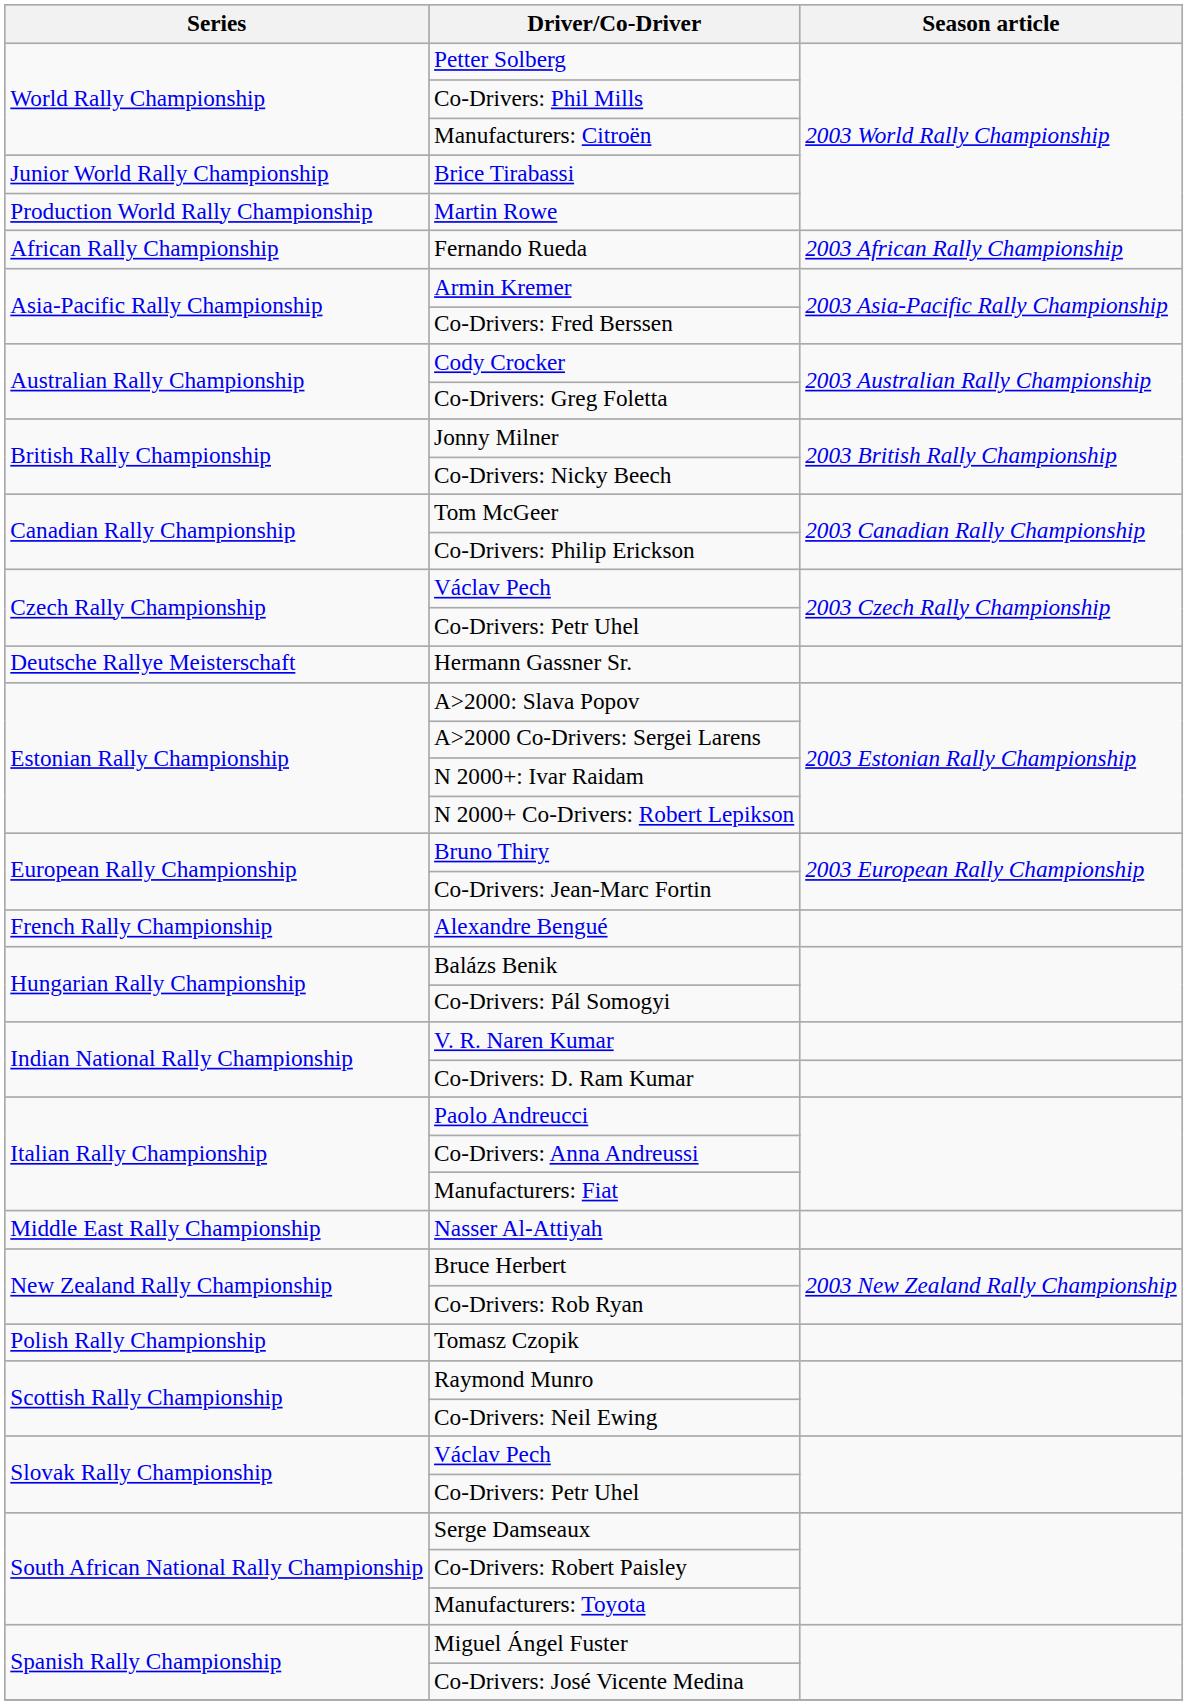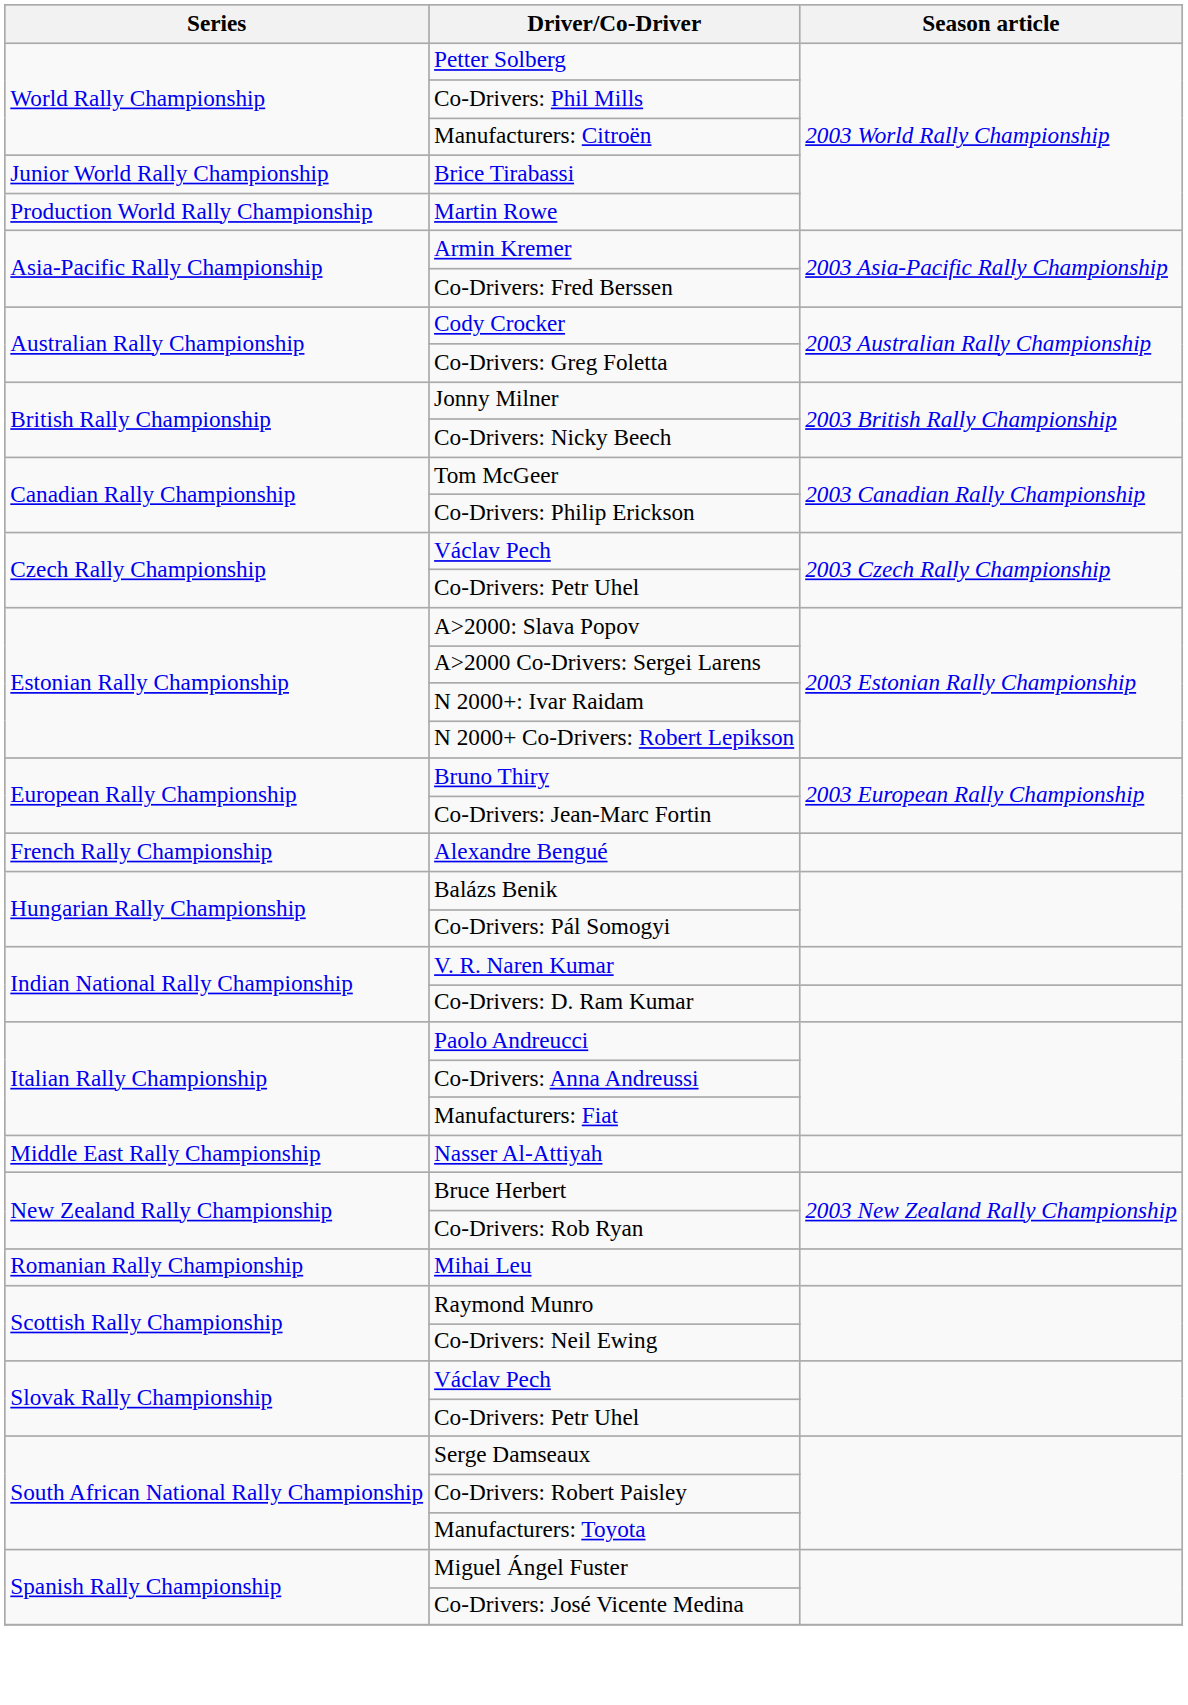- row: (144, 249)
- row: (153, 663)
- row: (138, 1342)
+ row: (157, 1266)
